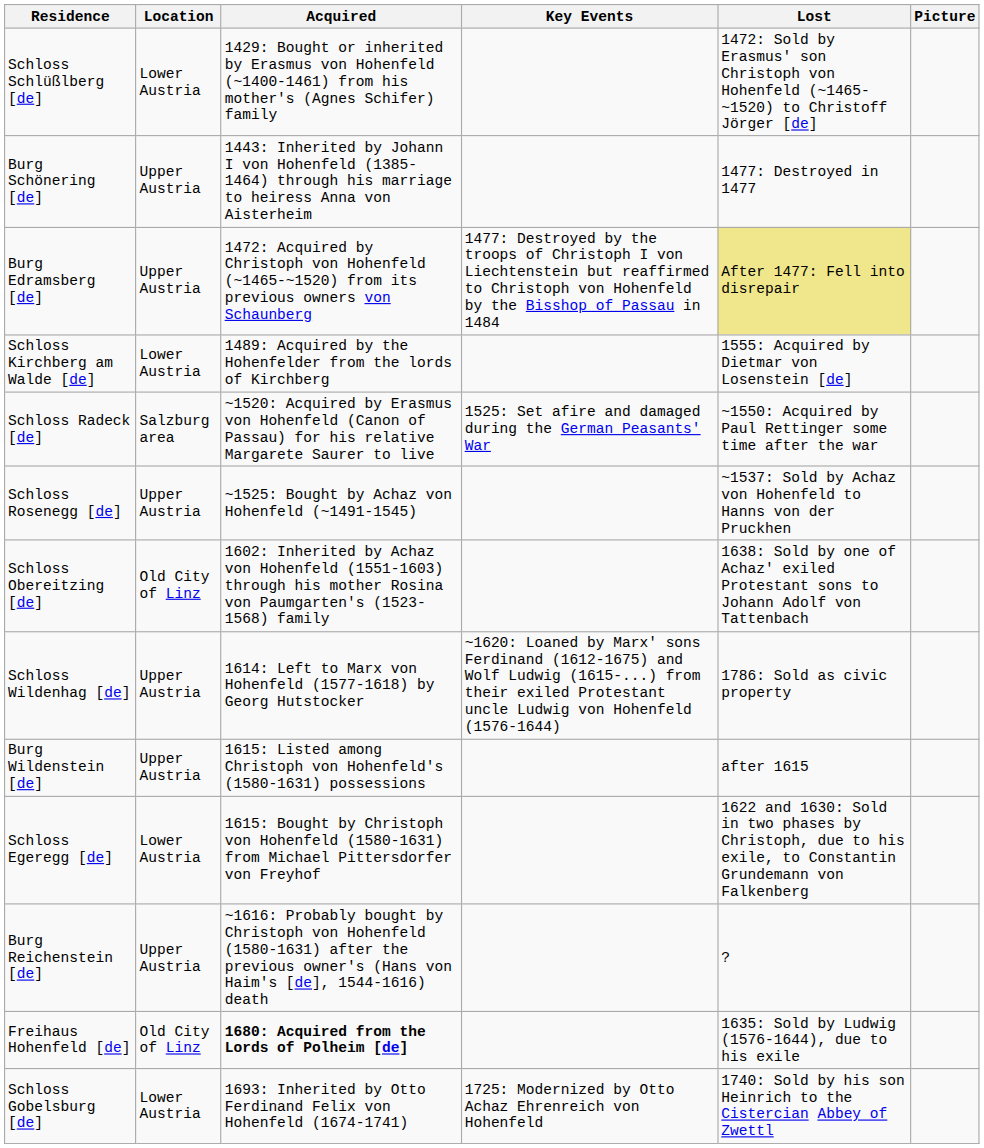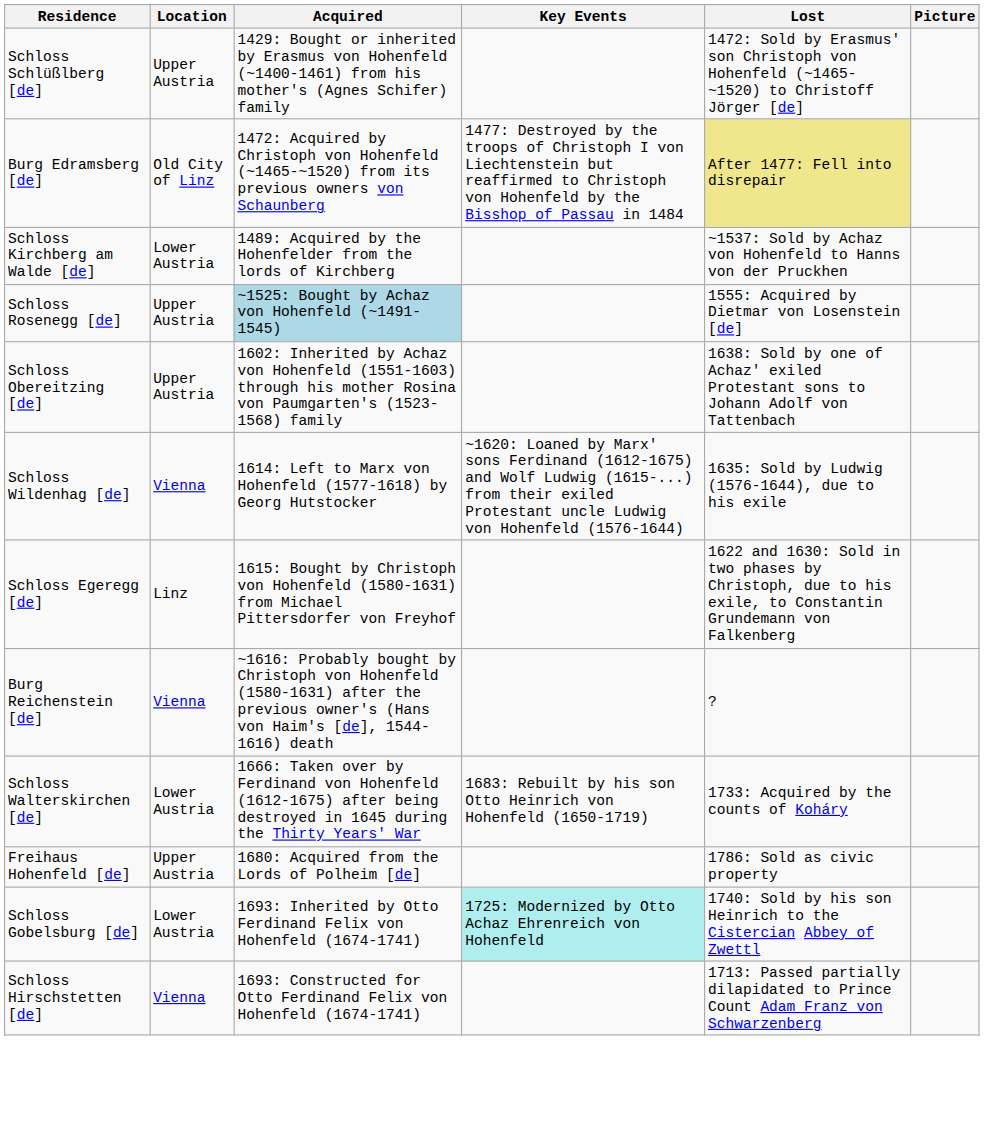(170, 82) Lower Austria -> (184, 74) Upper Austria
- row: (52, 181)
(170, 281) Upper Austria -> (188, 173) Old City of Linz
(796, 363) 1555: Acquired by Dietmar von Losenstein [de] -> (804, 256) ~1537: Sold by Achaz von Hohenfeld to Hanns von der Pruckhen
- row: (69, 429)
(338, 503) no background -> (334, 313) lightblue background
(809, 503) ~1537: Sold by Achaz von Hohenfeld to Hanns von der Pruckhen -> (804, 313) 1555: Acquired by Dietmar von Losenstein [de]
(174, 586) Old City of Linz -> (184, 387) Upper Austria
(170, 685) Upper Austria -> (179, 486) Vienna
(804, 685) 1786: Sold as civic property -> (795, 486) 1635: Sold by Ludwig (1576-1644), due to his exile
- row: (56, 768)
(170, 850) Lower Austria -> (171, 594) Linz
(170, 958) Upper Austria -> (179, 702) Vienna
+ row: (69, 801)
(174, 1040) Old City of Linz -> (184, 867) Upper Austria
(325, 1040) bold -> (338, 867) normal
(809, 1040) 1635: Sold by Ludwig (1576-1644), due to his exile -> (791, 867) 1786: Sold as civic property
(570, 1106) no background -> (570, 924) paleturquoise background
+ row: (65, 998)
